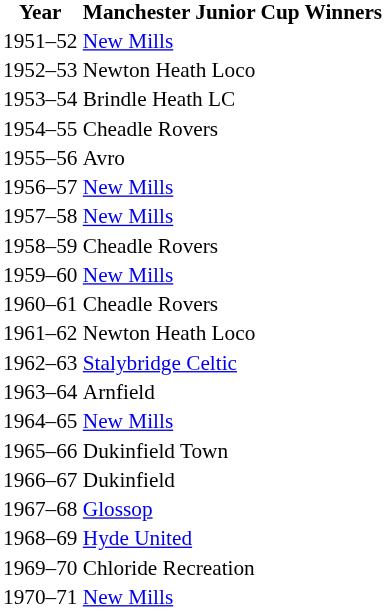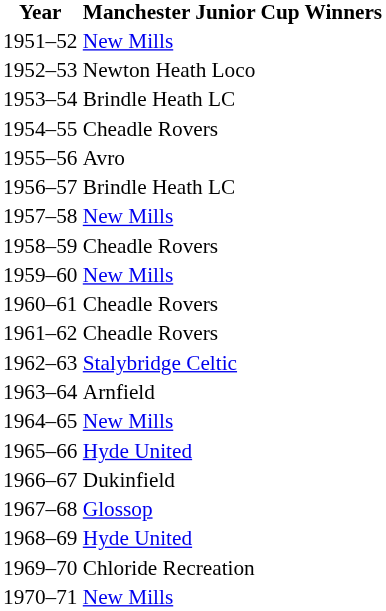(128, 187) New Mills -> (159, 187) Brindle Heath LC
(169, 333) Newton Heath Loco -> (150, 333) Cheadle Rovers
(155, 450) Dukinfield Town -> (137, 450) Hyde United
